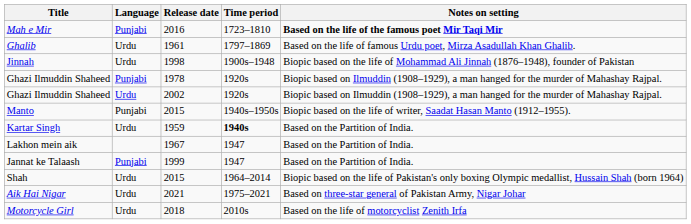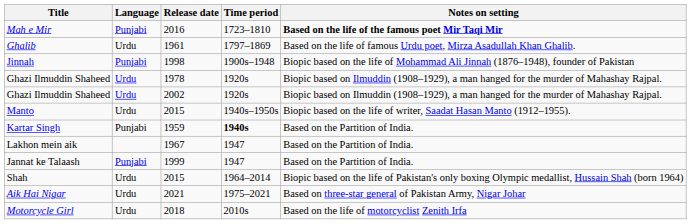(126, 62) Urdu -> (131, 62) Punjabi
(131, 78) Punjabi -> (126, 78) Urdu
(131, 111) Punjabi -> (126, 111) Urdu
(126, 128) Urdu -> (131, 128) Punjabi
